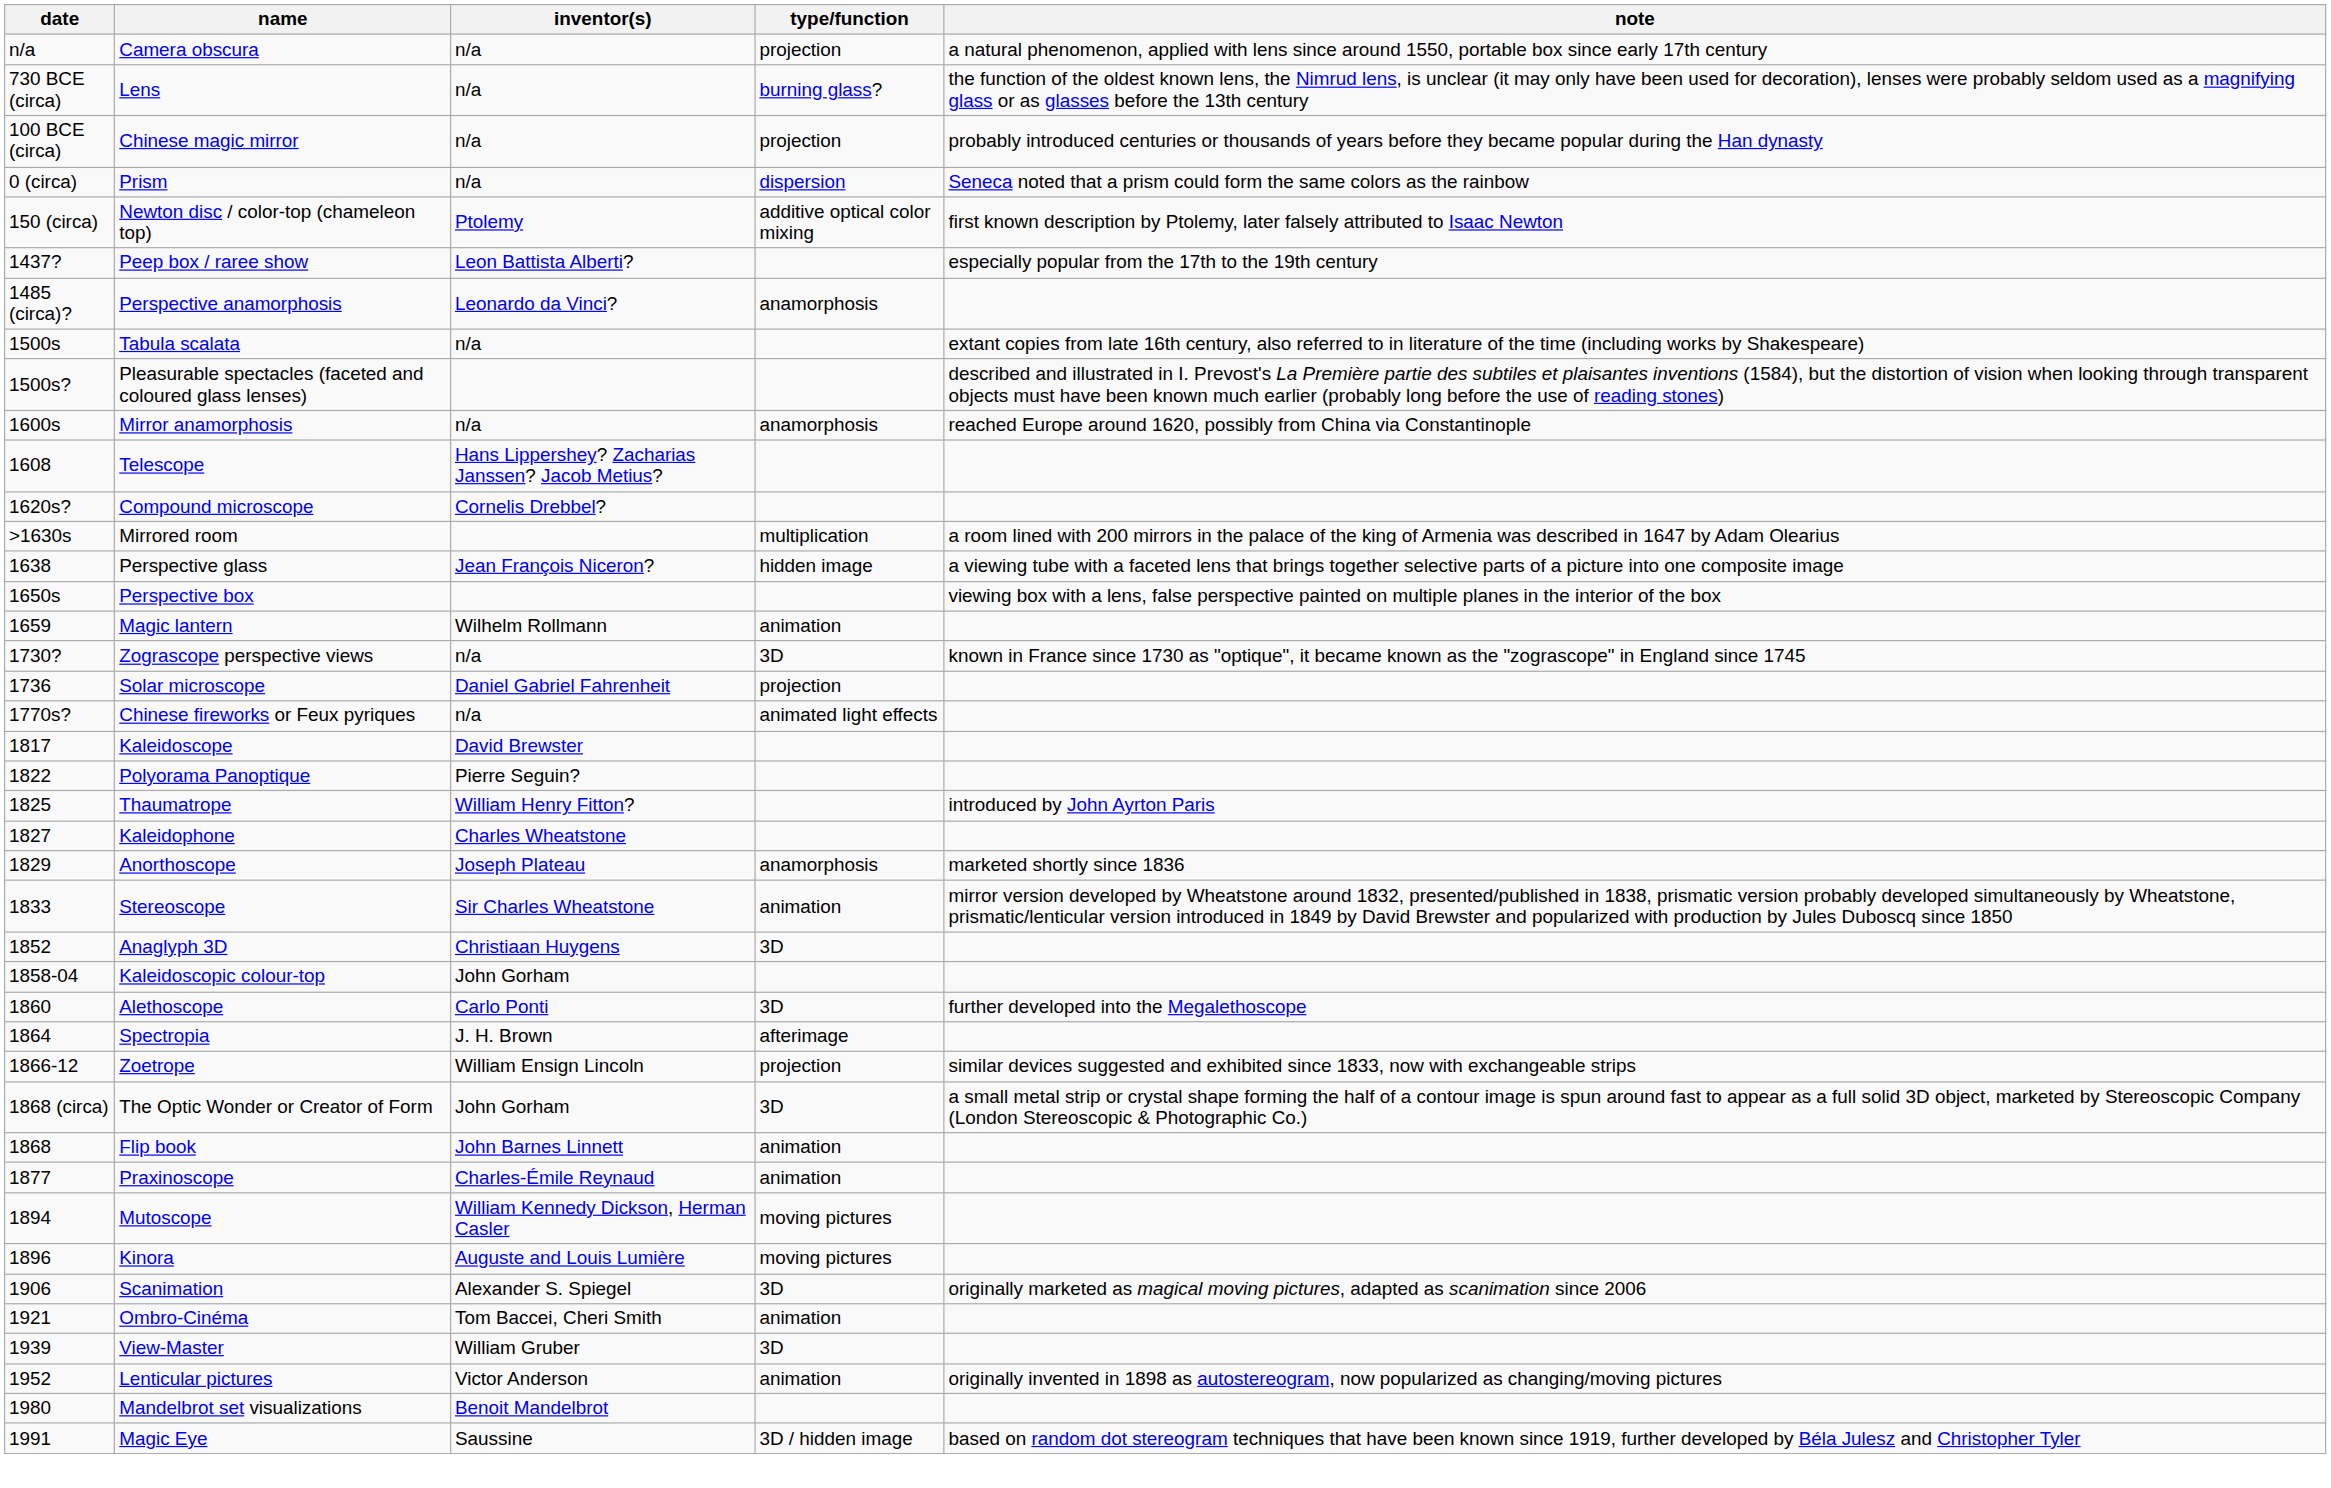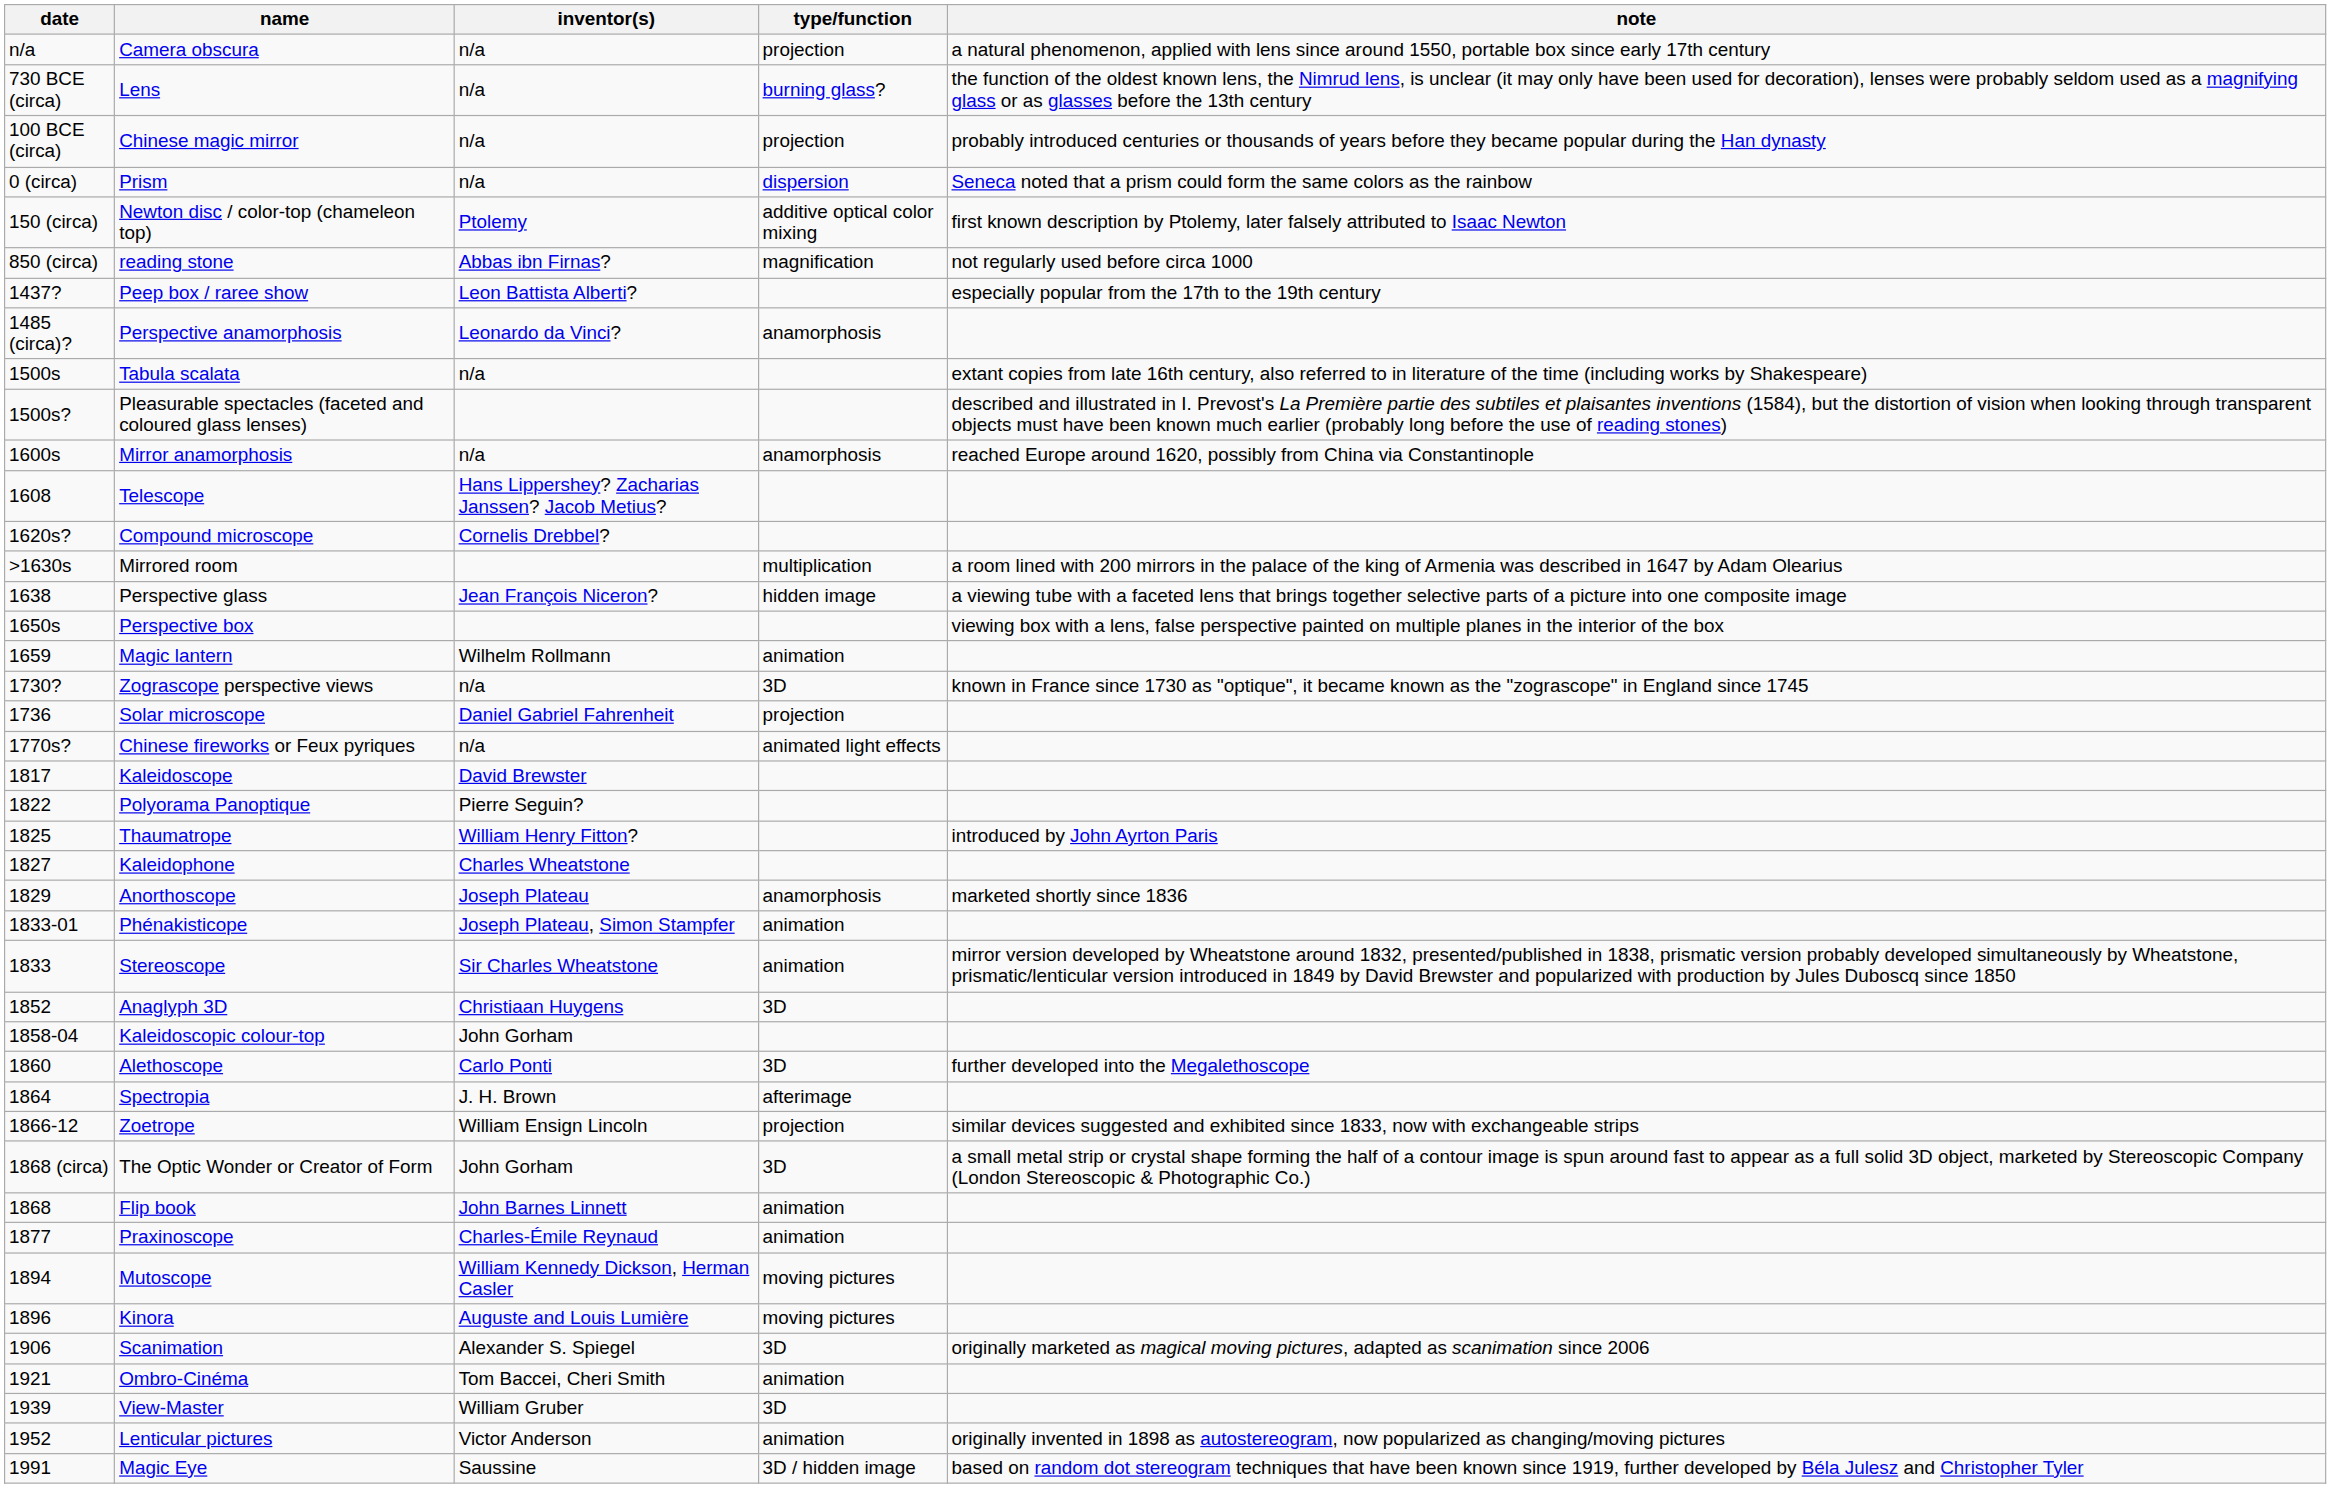+ row: (176, 262)
+ row: (183, 925)
- row: (240, 1408)
